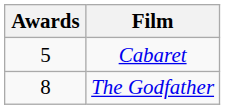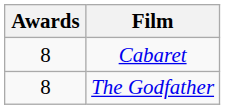(46, 54) 5 -> (46, 54) 8
